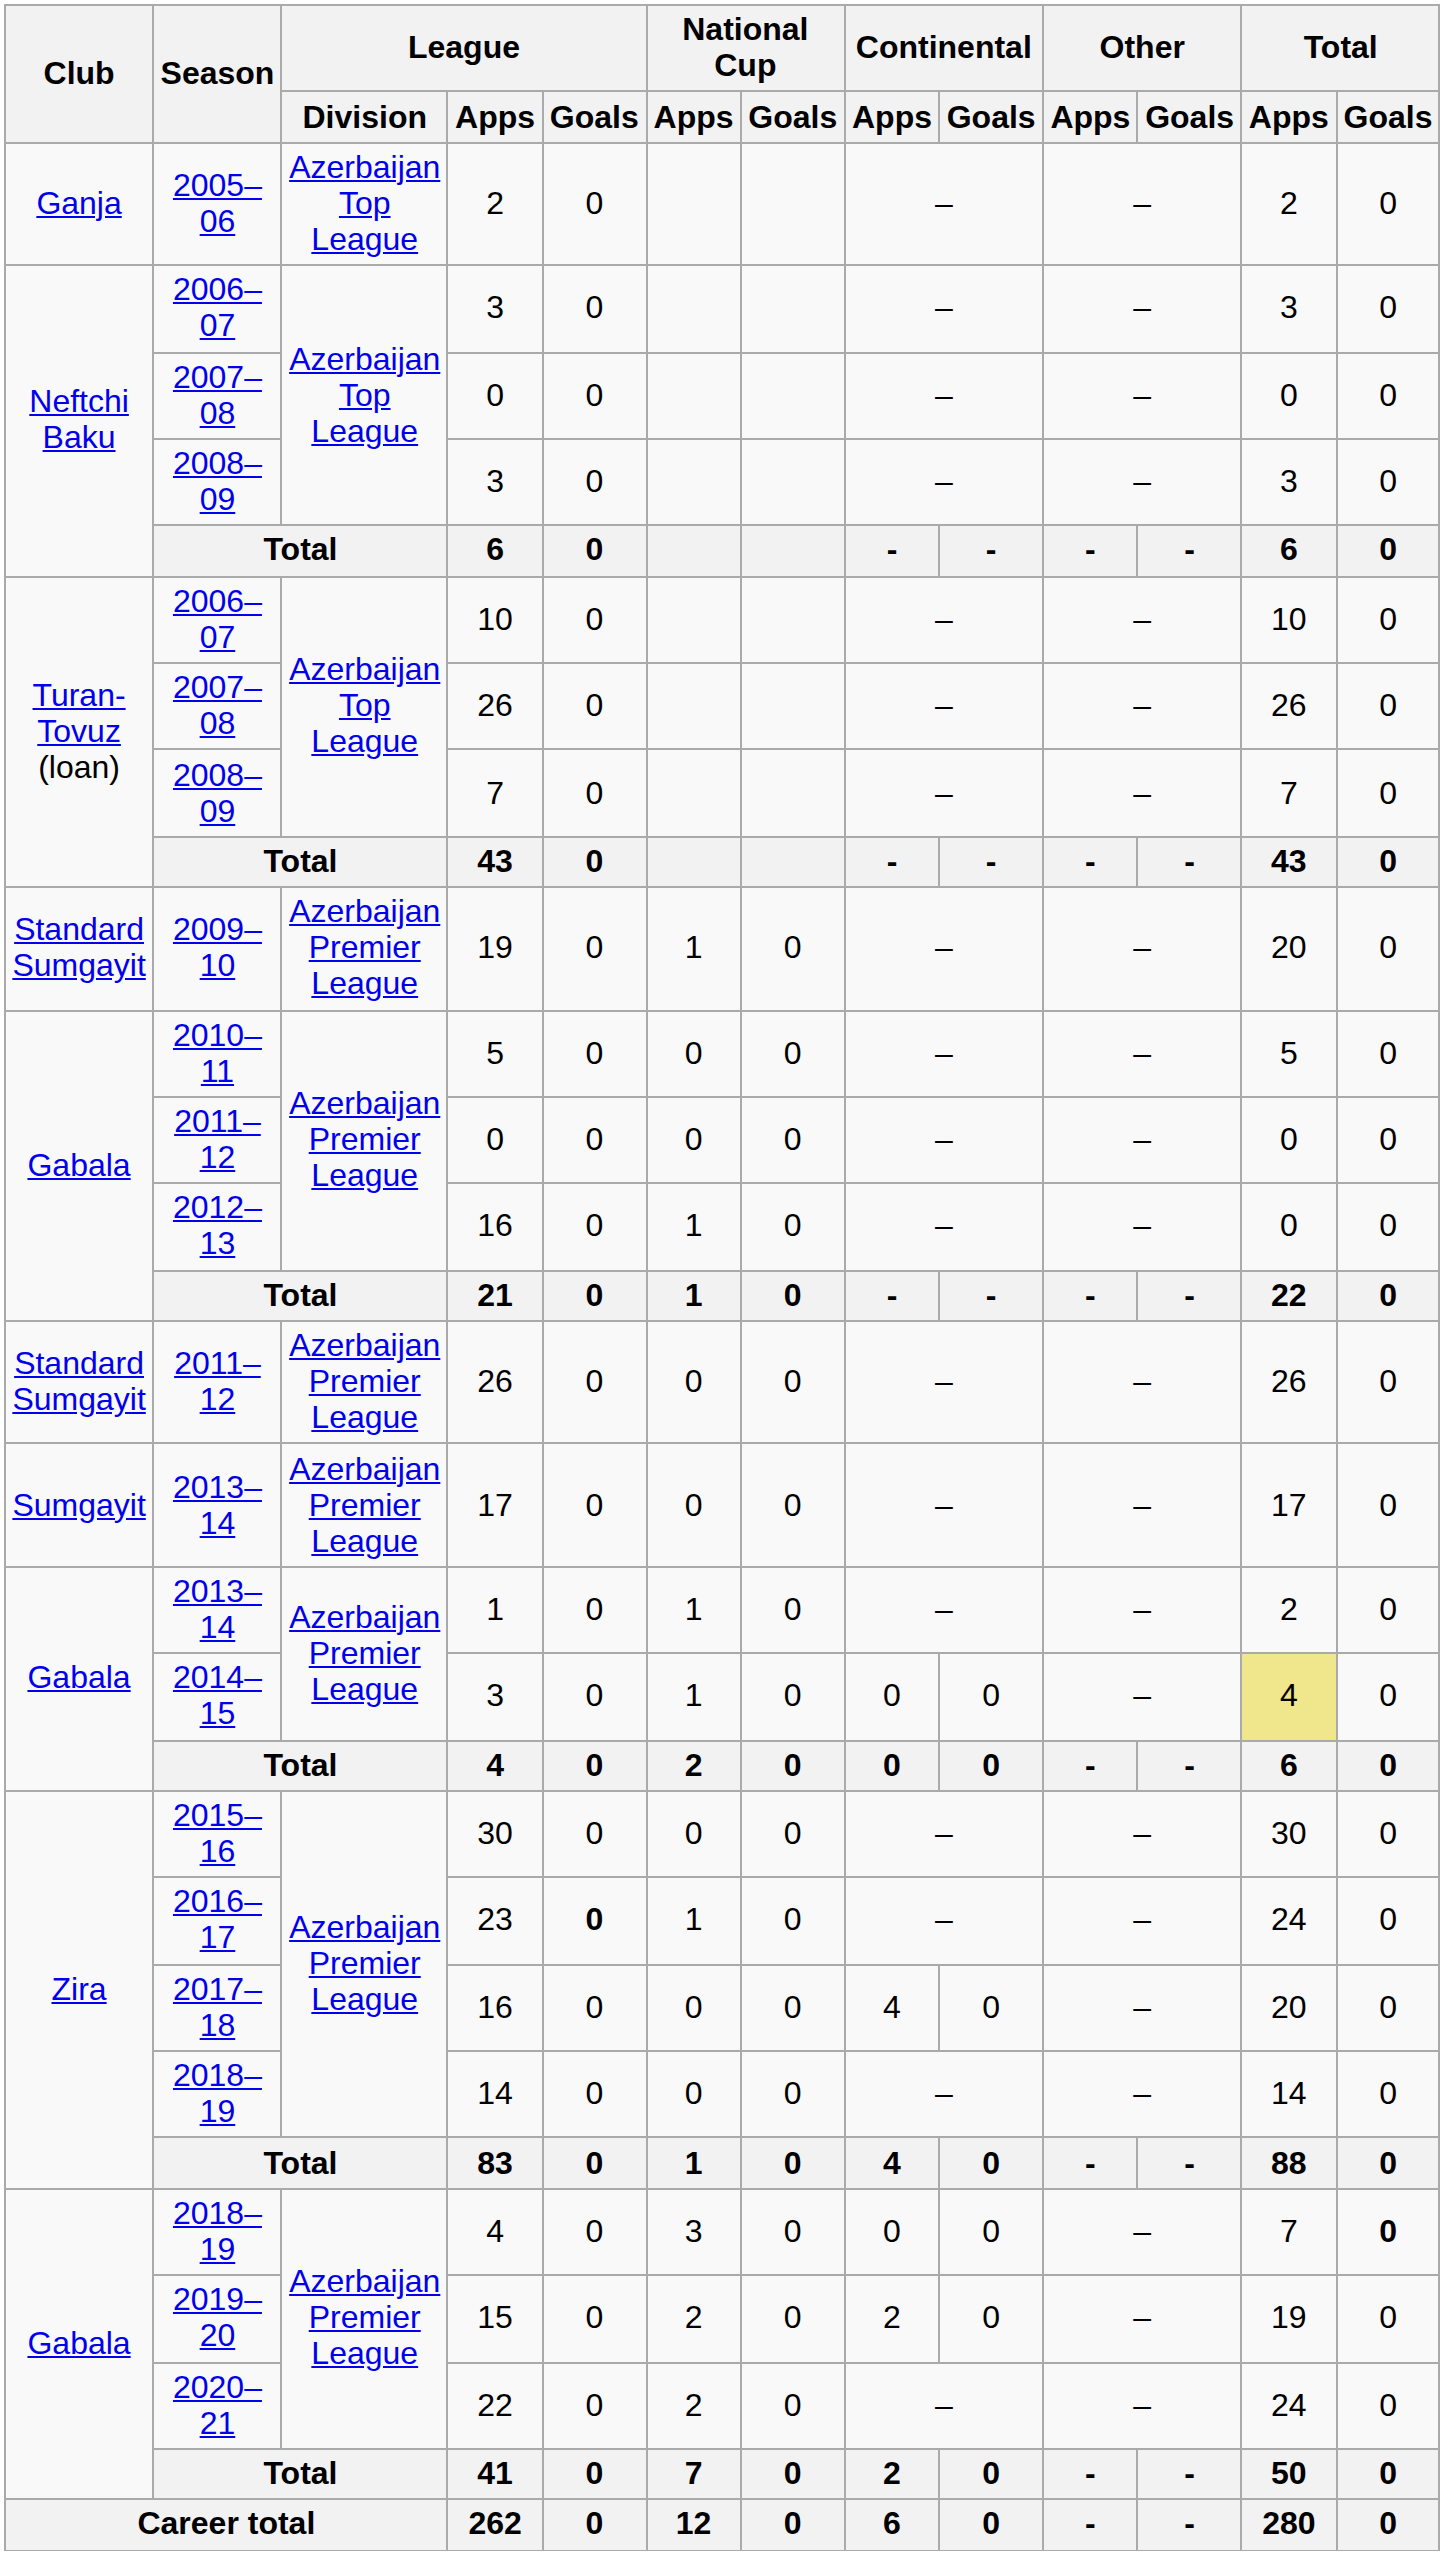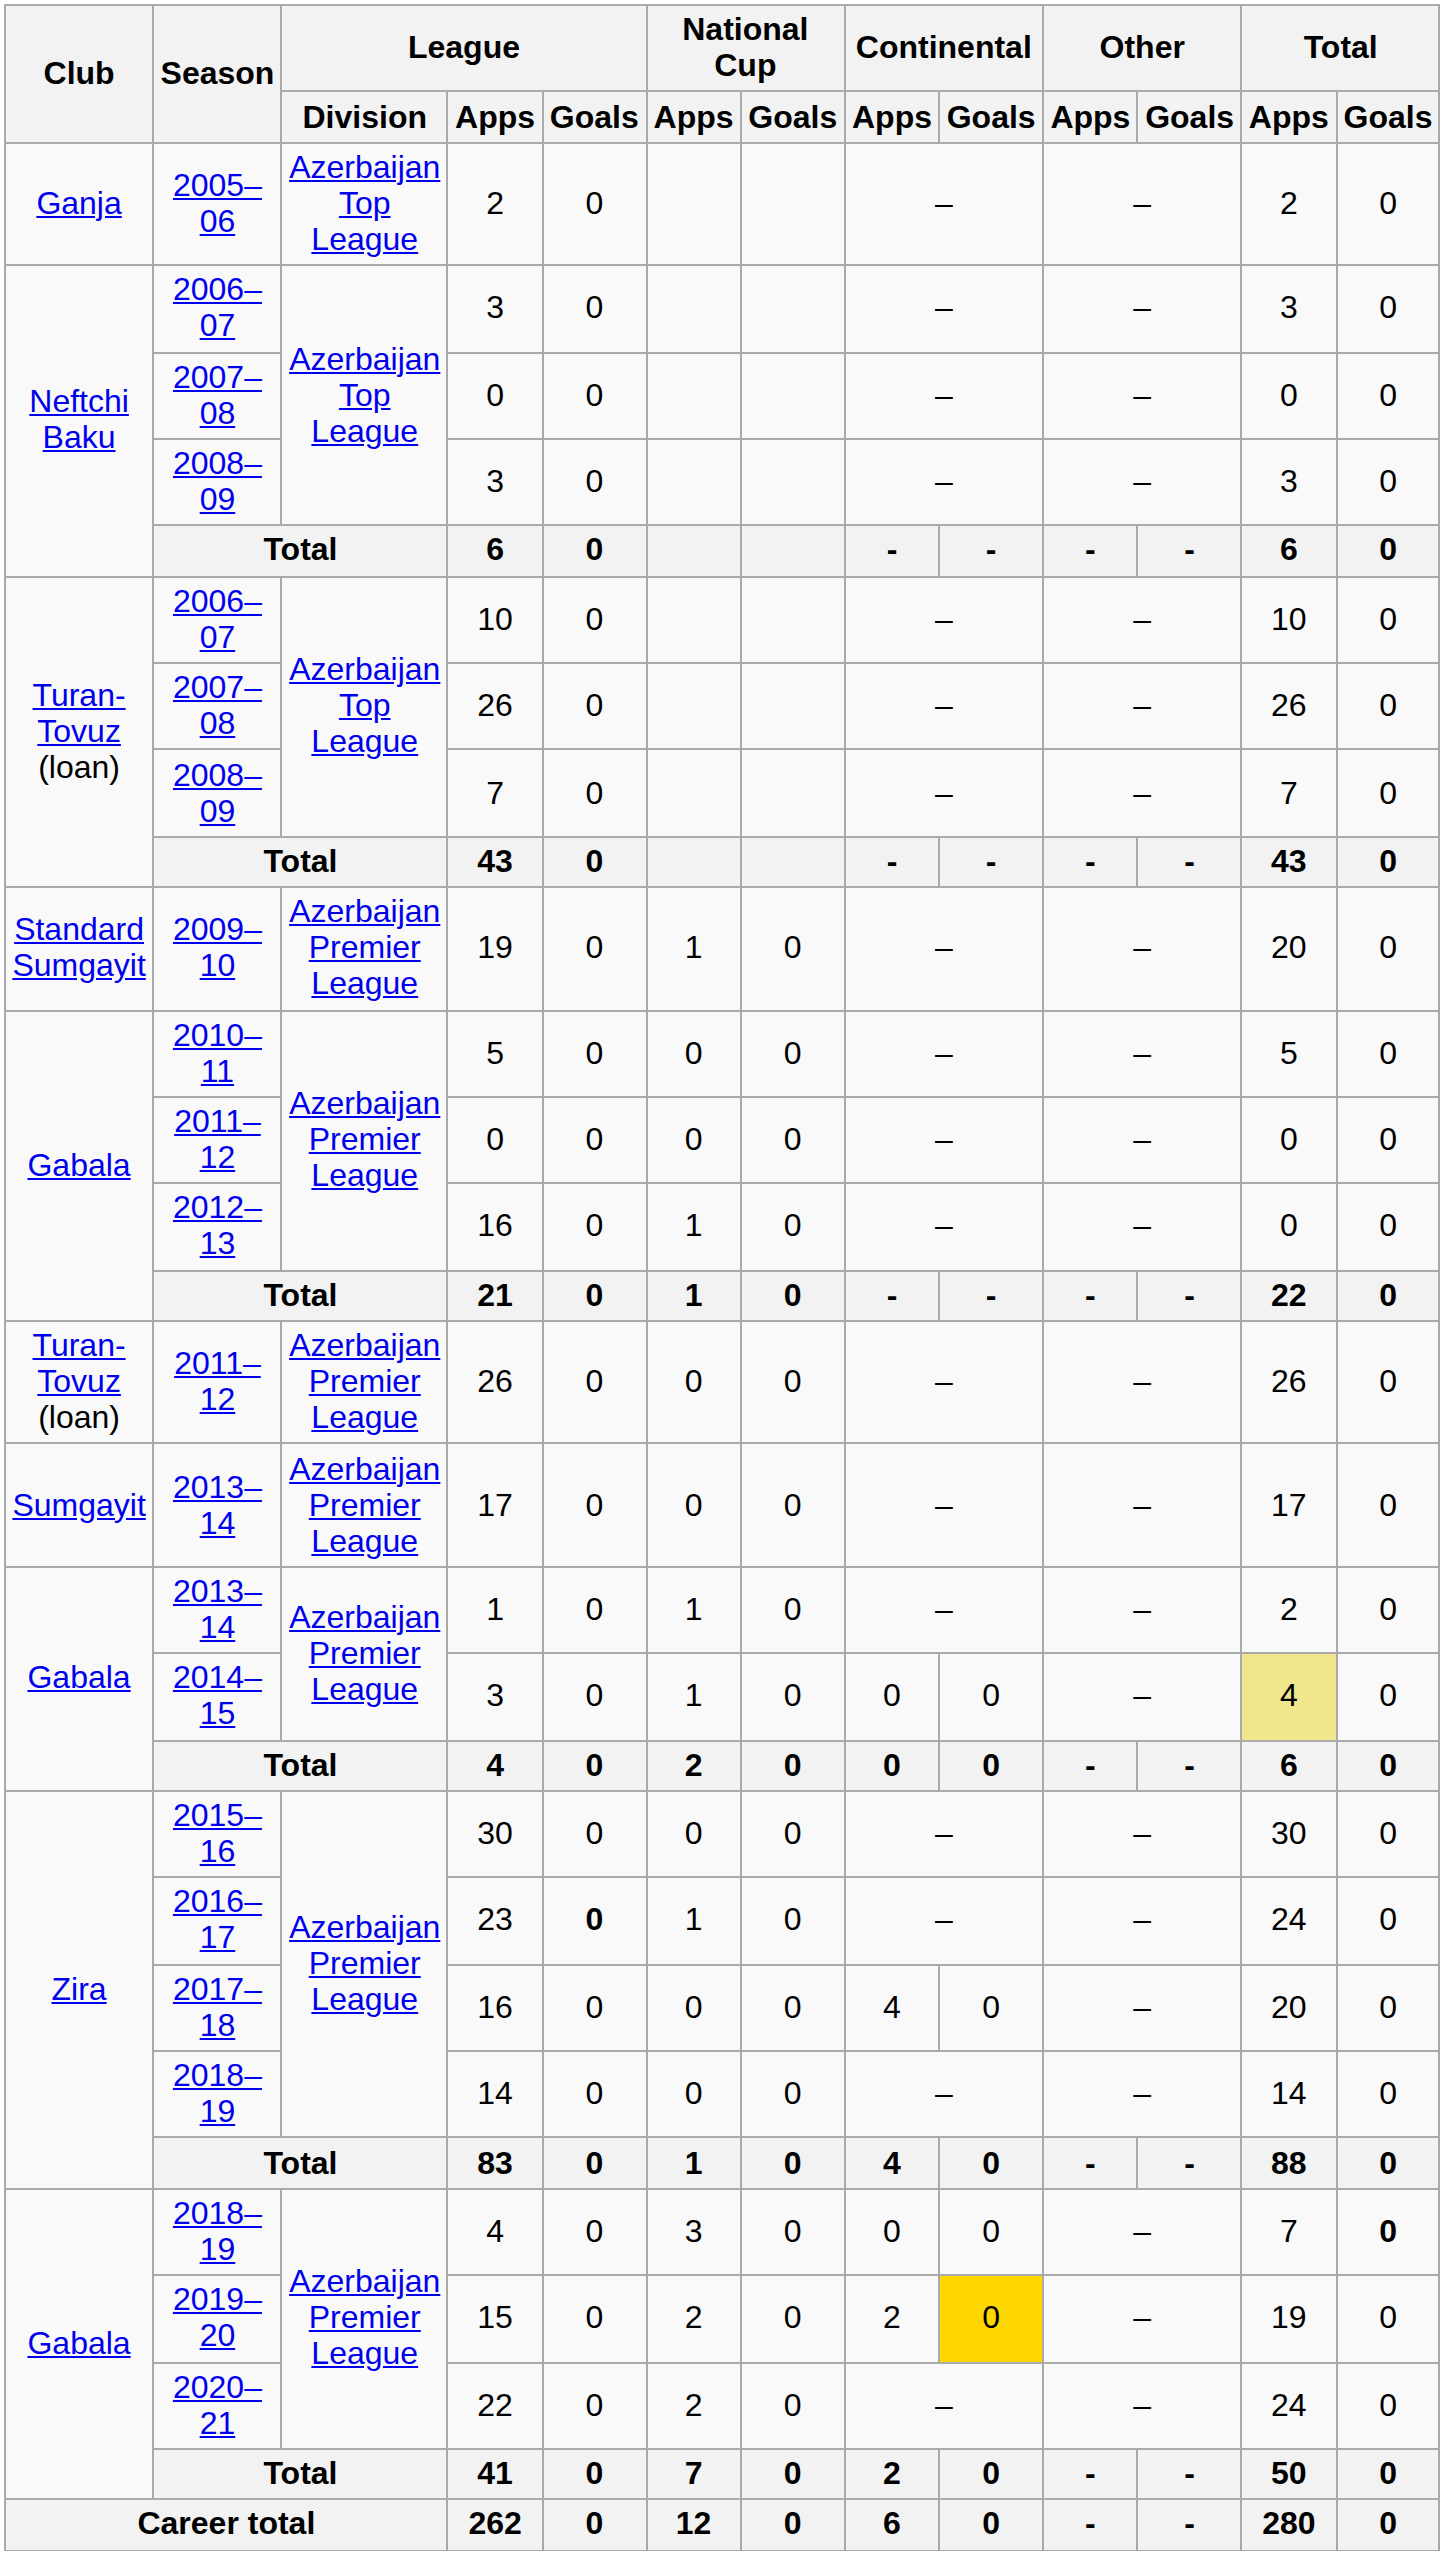(79, 1381) Standard Sumgayit -> (79, 1381) Turan-Tovuz (loan)
(991, 2318) no background -> (991, 2318) gold background
